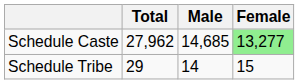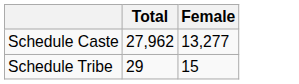- column: (205, 16)
(260, 41) lightgreen background -> (205, 41) no background
